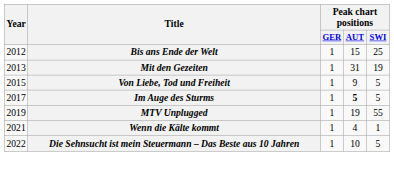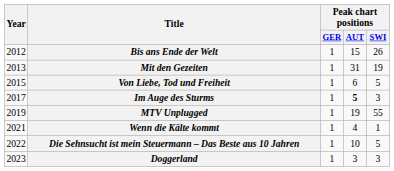(378, 52) 25 -> (378, 52) 26
(355, 82) 9 -> (355, 82) 6
(378, 98) 5 -> (378, 98) 3
+ row: (174, 158)
